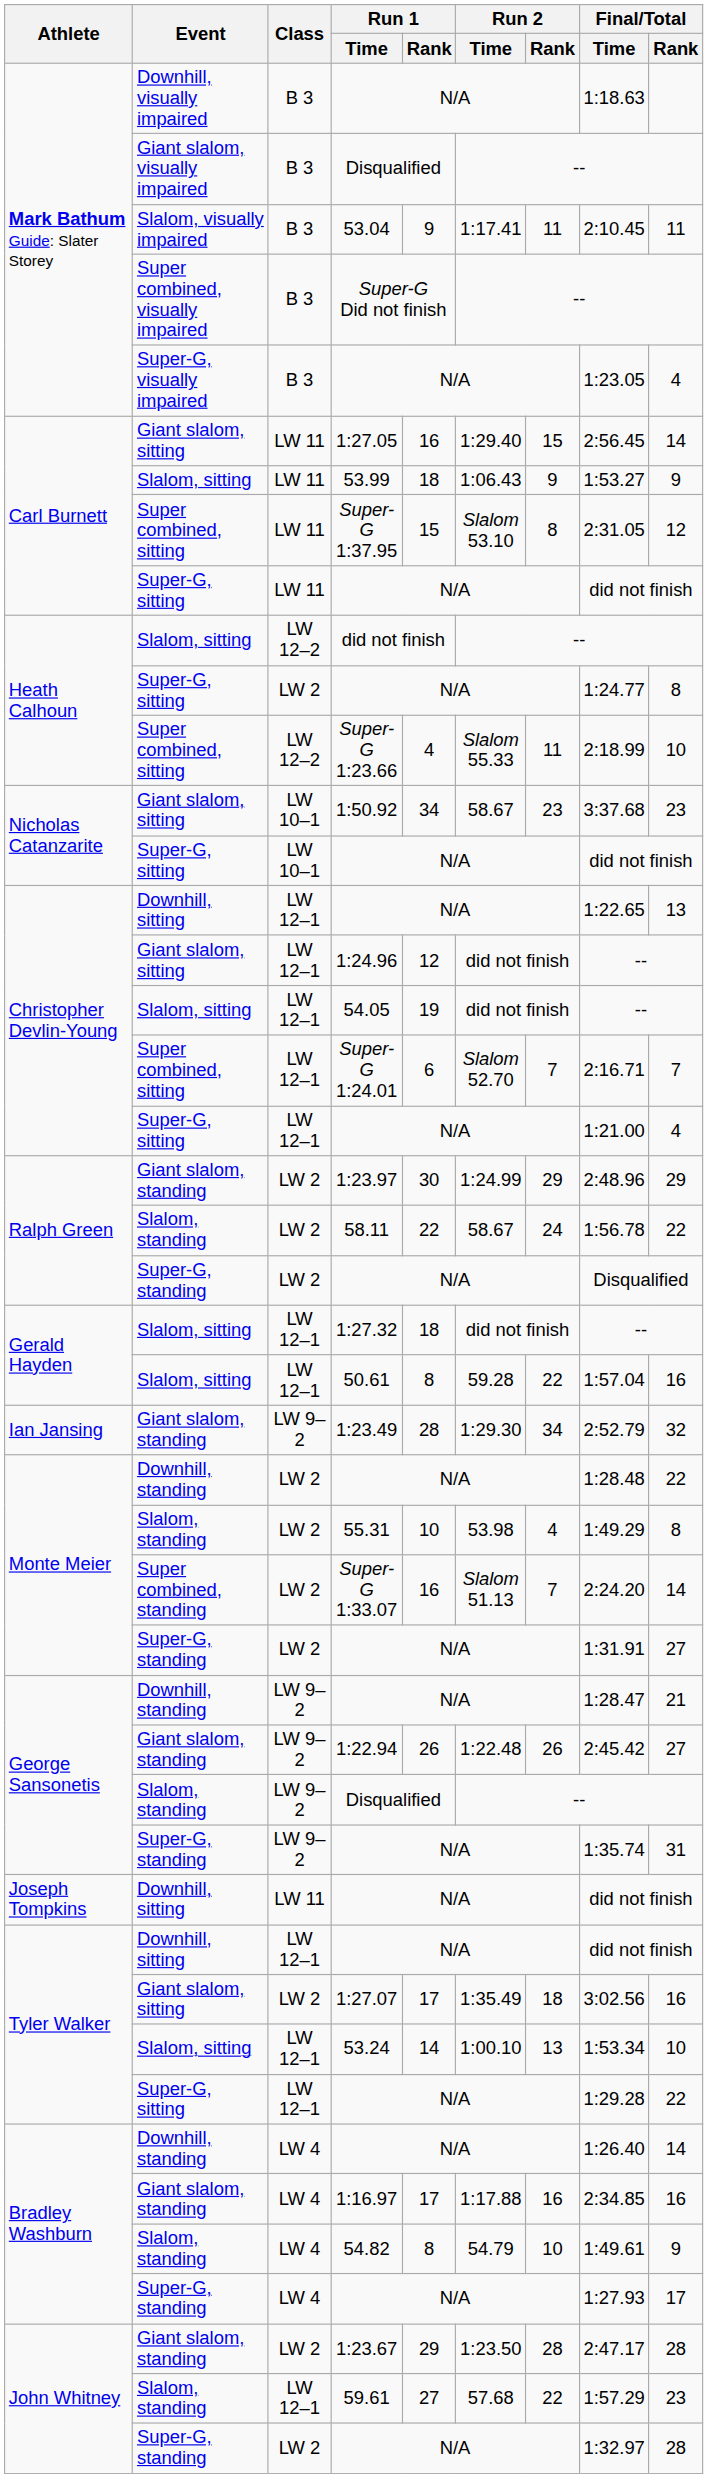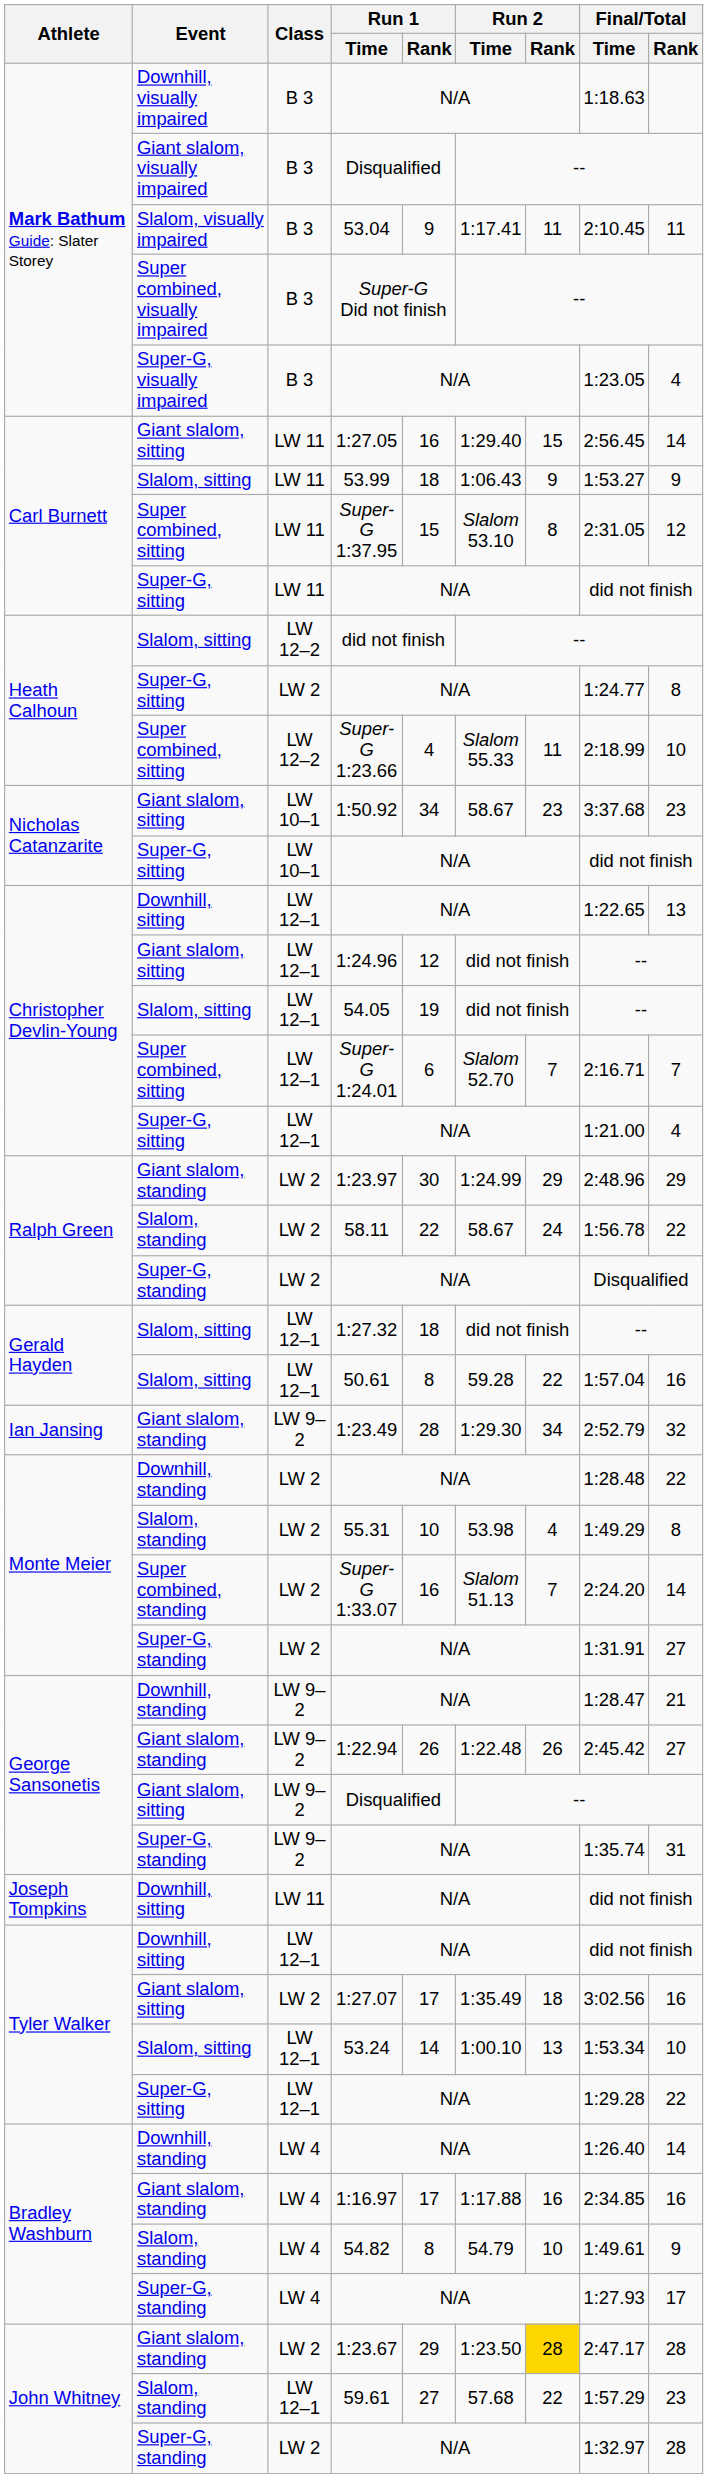(172, 1799) Slalom, standing -> (191, 1799) Giant slalom, sitting
(552, 2348) no background -> (552, 2348) gold background
